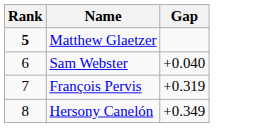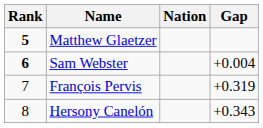+ column: (185, 16)
(25, 63) normal -> (25, 63) bold
(184, 63) +0.040 -> (234, 63) +0.004
(184, 110) +0.349 -> (234, 110) +0.343
